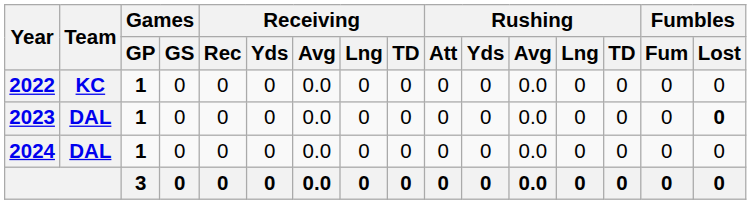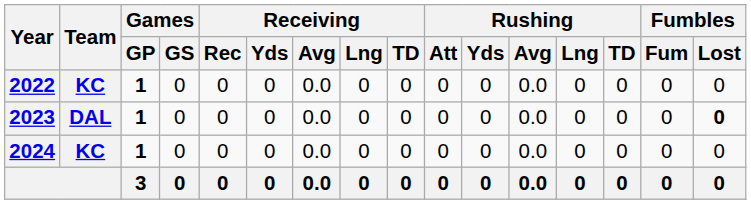(90, 150) DAL -> (90, 150) KC
